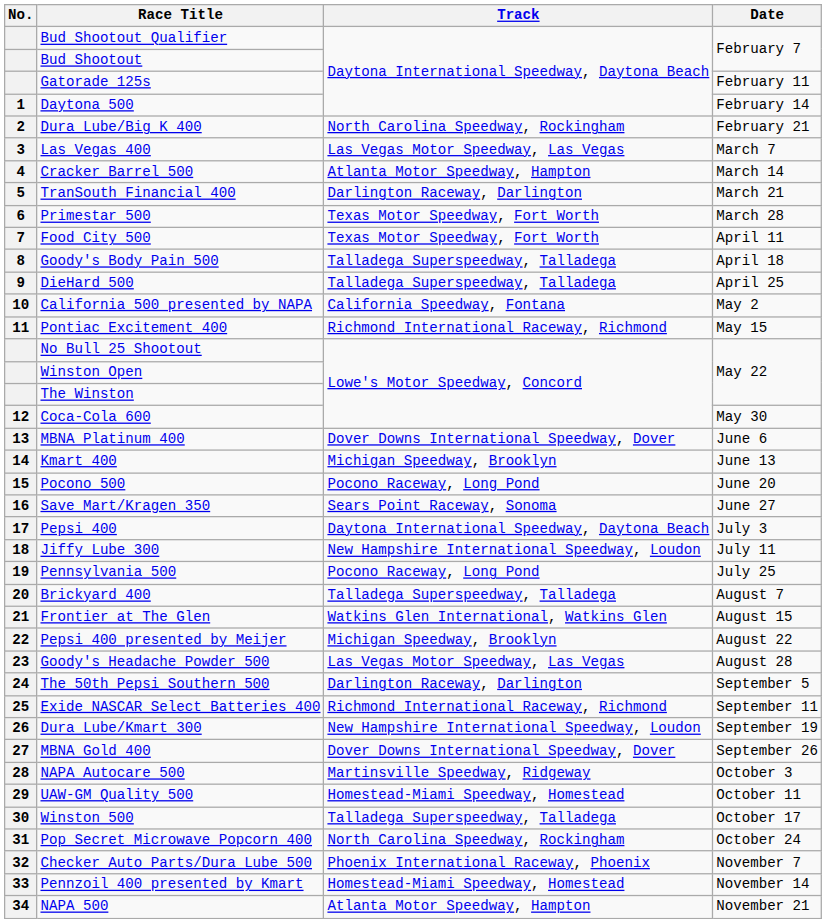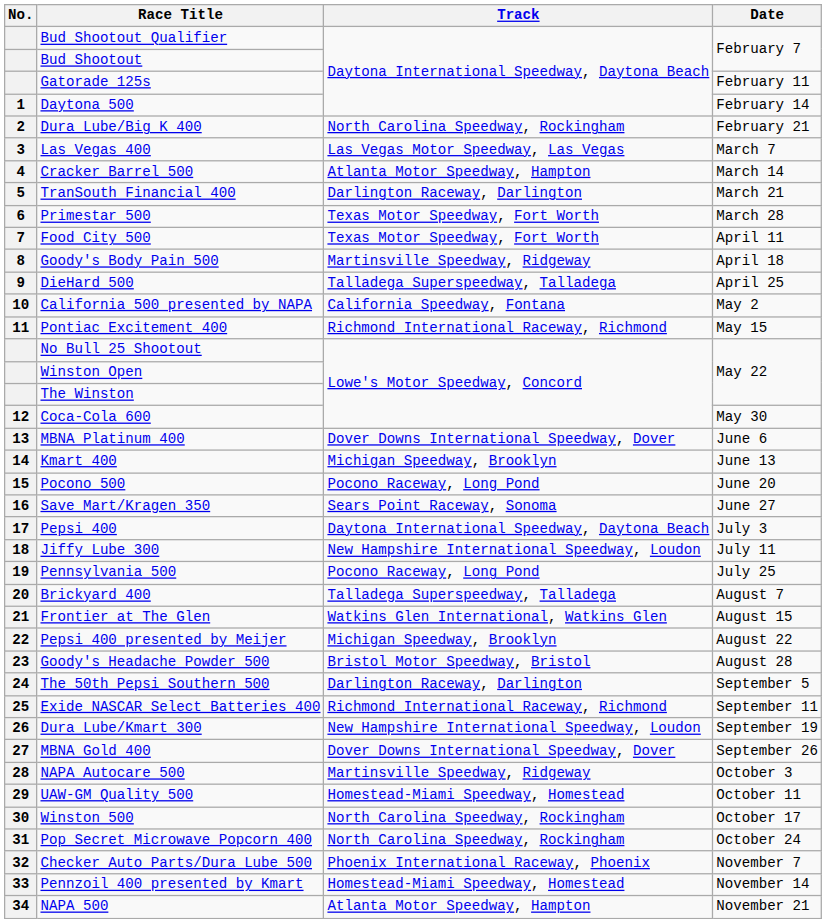(472, 261) Talladega Superspeedway, Talladega -> (459, 261) Martinsville Speedway, Ridgeway
(476, 662) Las Vegas Motor Speedway, Las Vegas -> (459, 662) Bristol Motor Speedway, Bristol
(472, 818) Talladega Superspeedway, Talladega -> (476, 818) North Carolina Speedway, Rockingham
